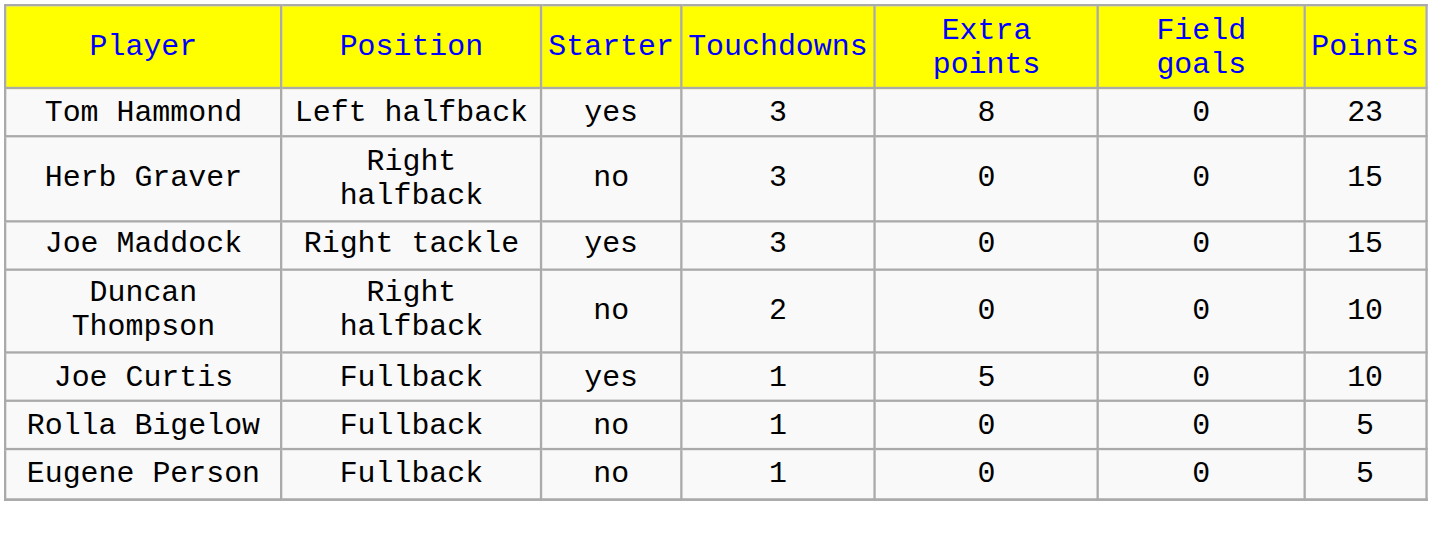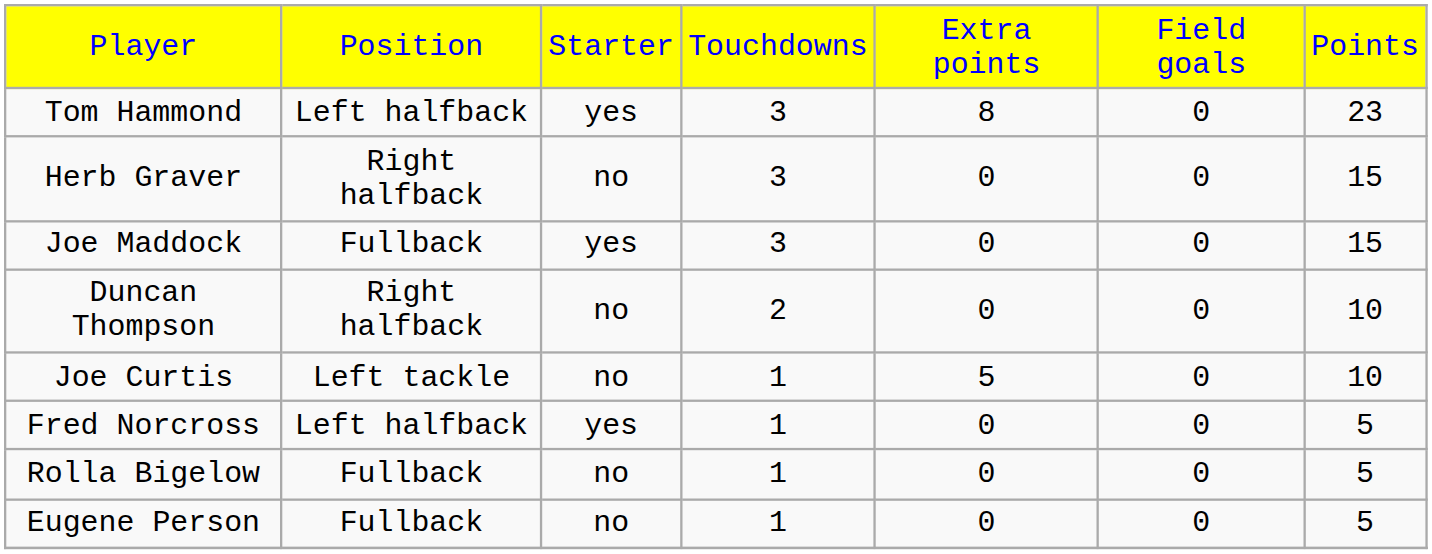(411, 245) Right tackle -> (411, 245) Fullback
(411, 377) Fullback -> (411, 377) Left tackle
(611, 377) yes -> (611, 377) no
+ row: (143, 425)
